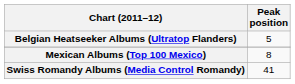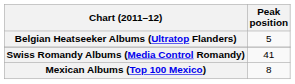rows swapped: (126, 54) <-> (126, 70)
